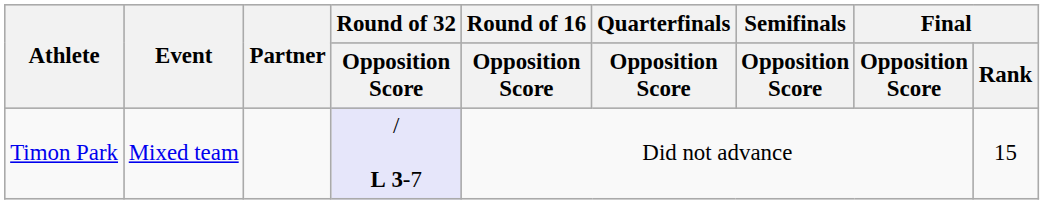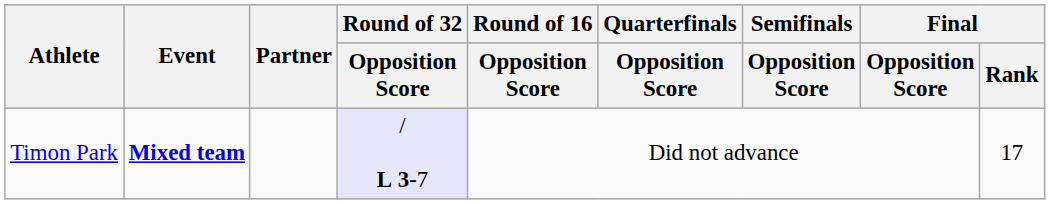(184, 153) normal -> (187, 153) bold
(1005, 153) 15 -> (1012, 153) 17
